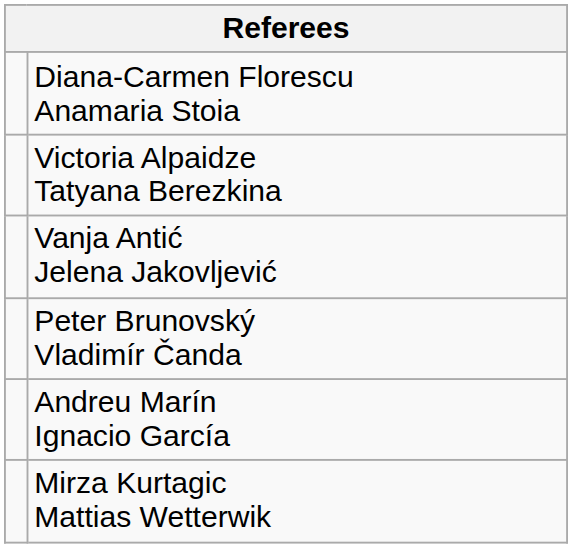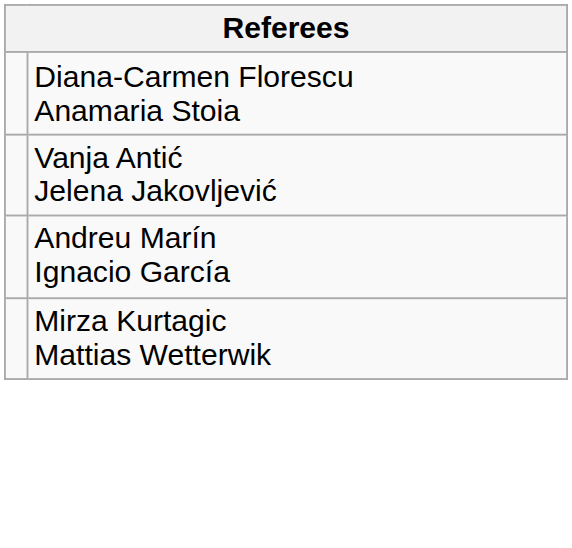- row: (158, 174)
- row: (145, 337)
